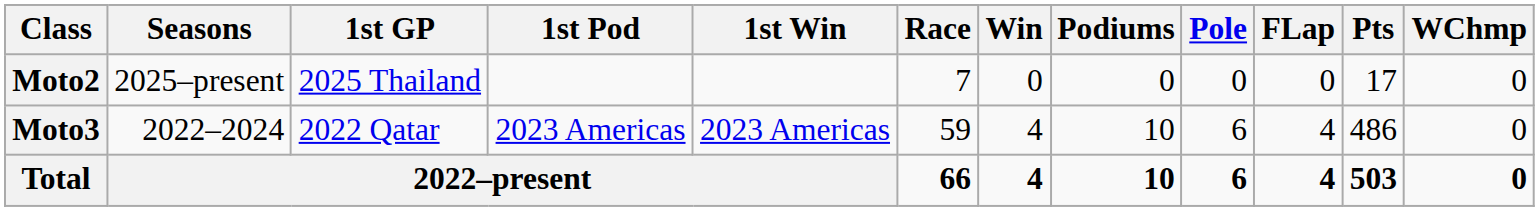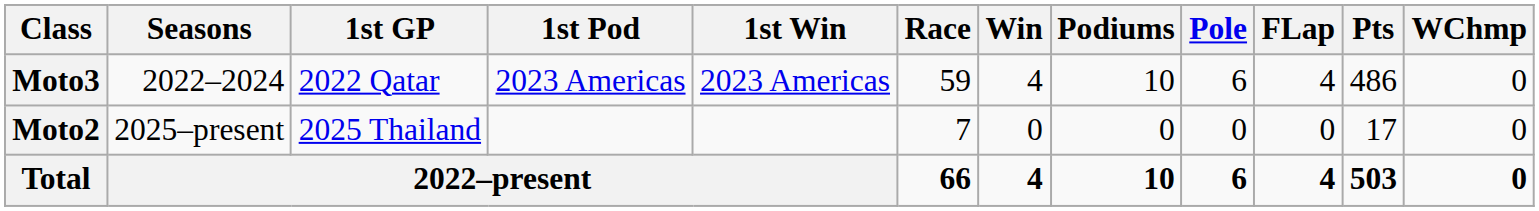rows swapped: (56, 129) <-> (56, 79)
